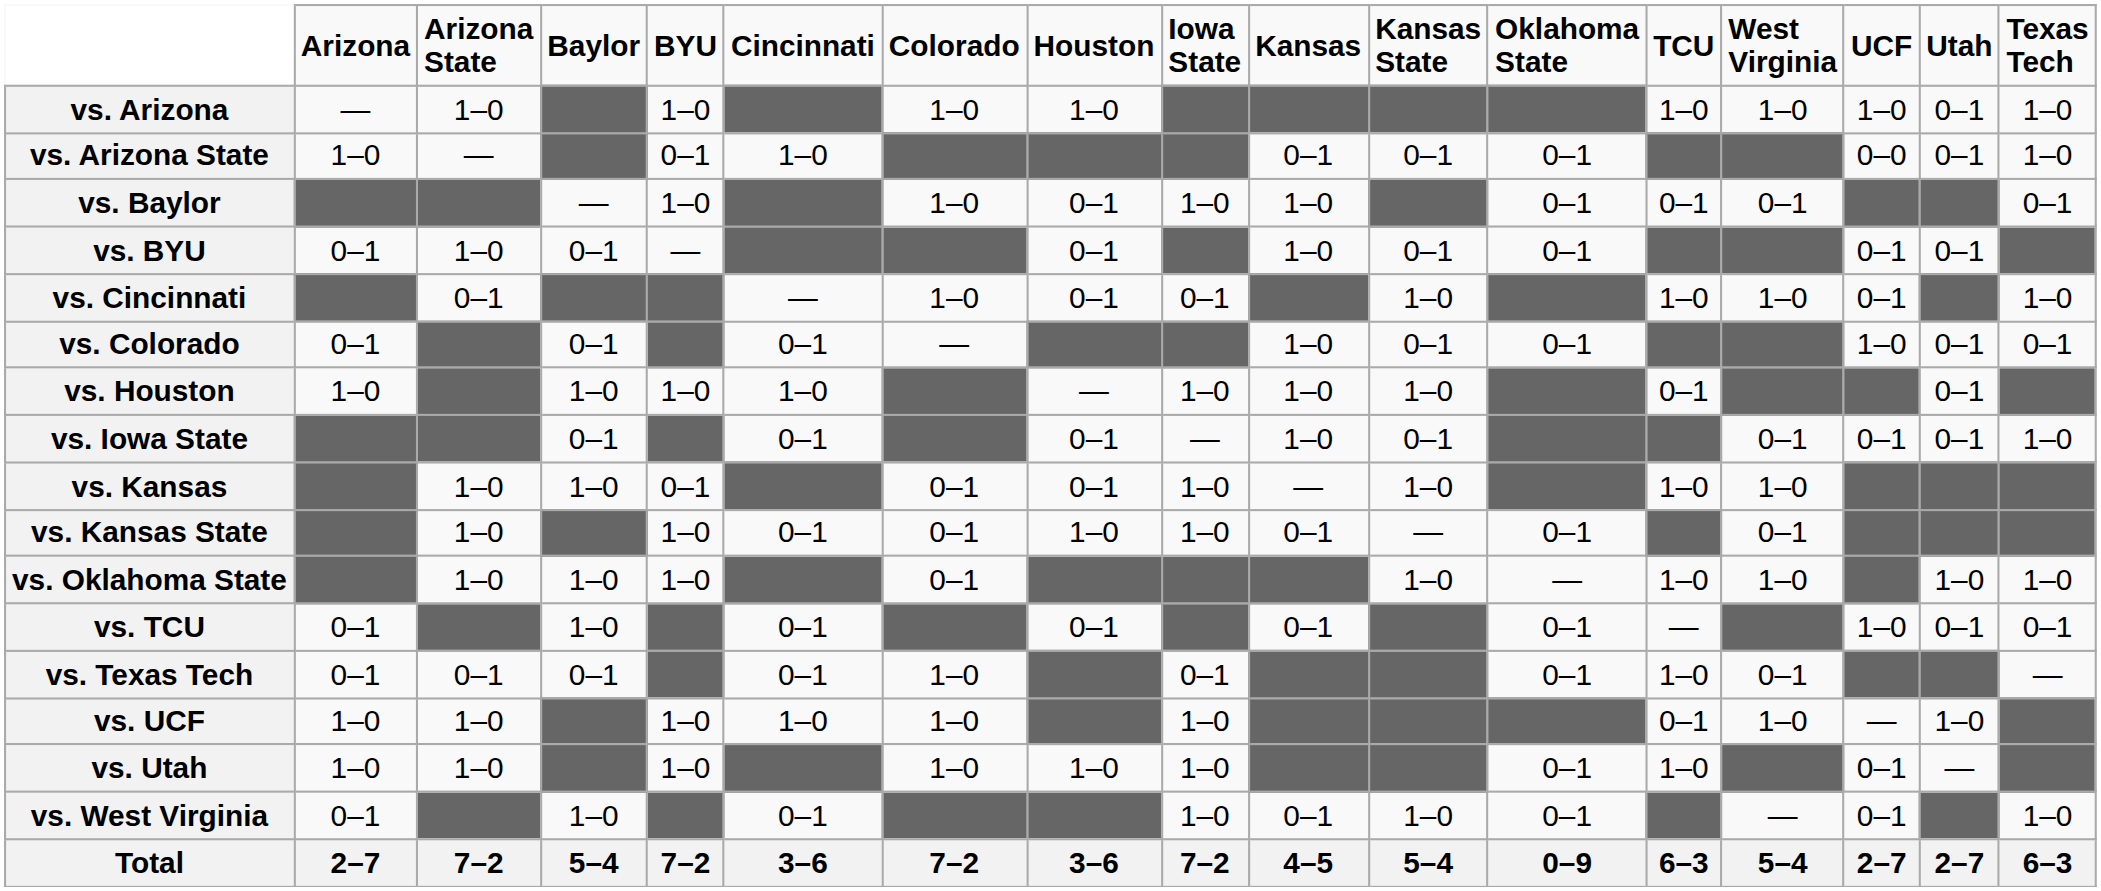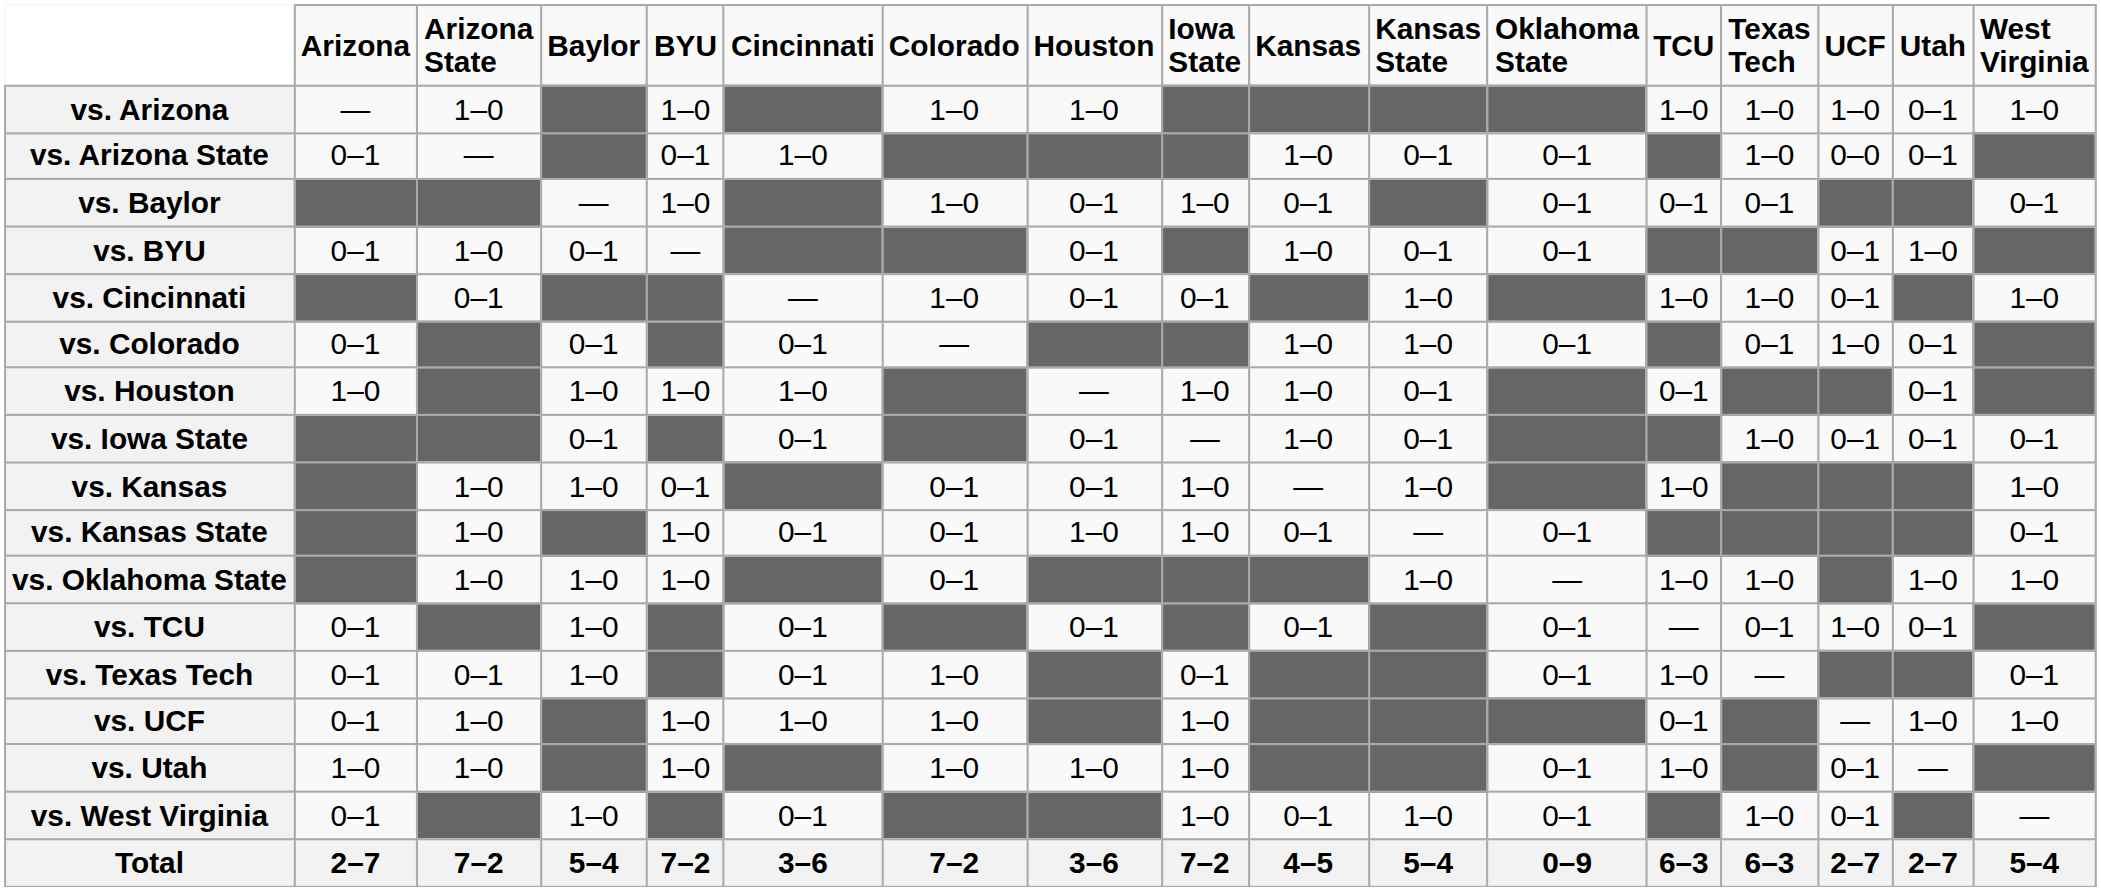columns swapped: (2048, 46) <-> (1783, 46)
(355, 156) 1–0 -> (355, 156) 0–1
(1308, 156) 0–1 -> (1308, 156) 1–0
(1308, 203) 1–0 -> (1308, 203) 0–1
(1959, 250) 0–1 -> (1933, 250) 1–0
(1428, 345) 0–1 -> (1428, 345) 1–0
(1428, 392) 1–0 -> (1428, 392) 0–1
(594, 674) 0–1 -> (594, 674) 1–0
(355, 721) 1–0 -> (355, 721) 0–1
